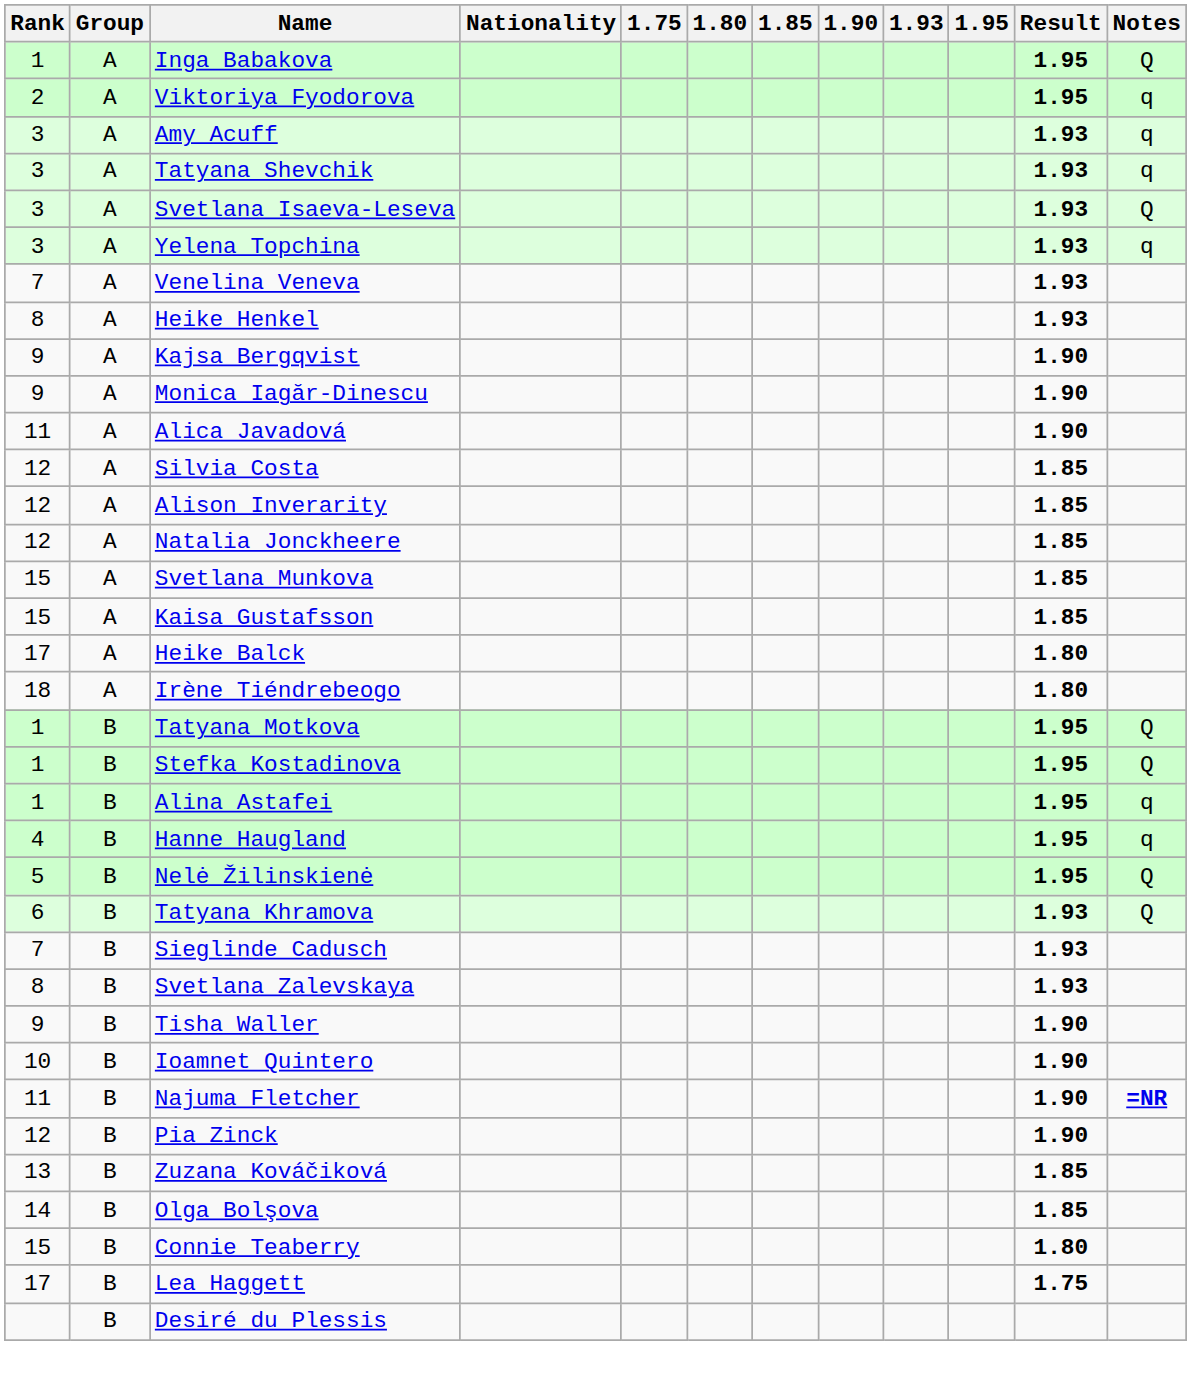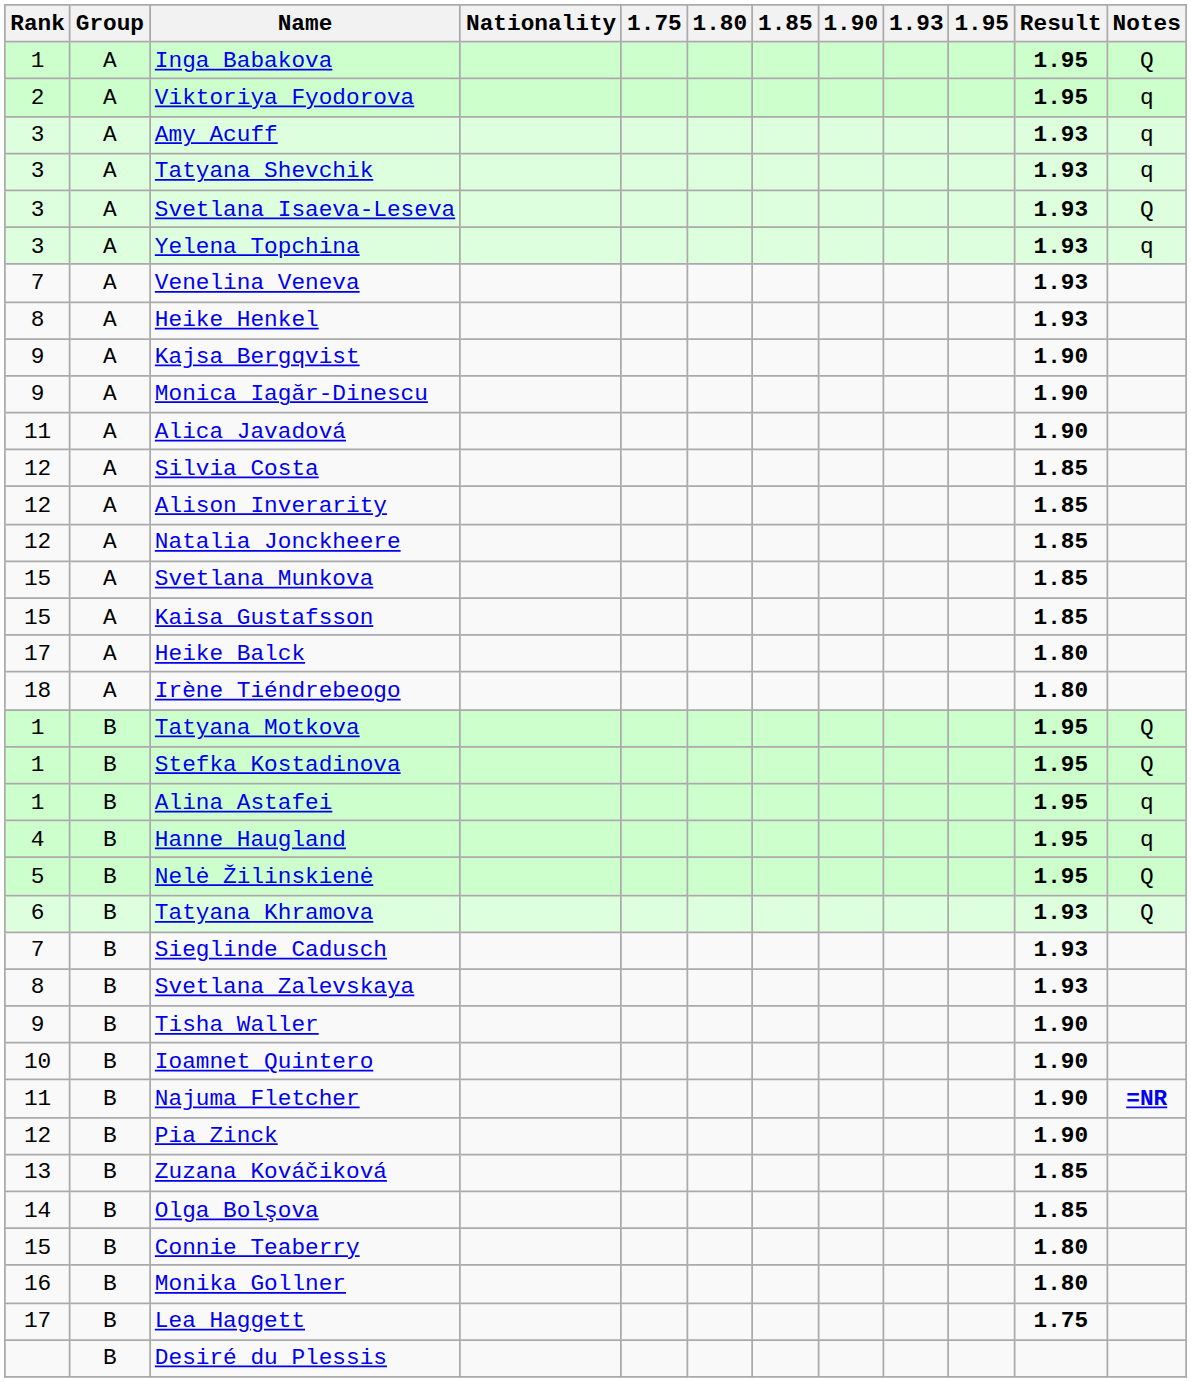+ row: (250, 1284)
